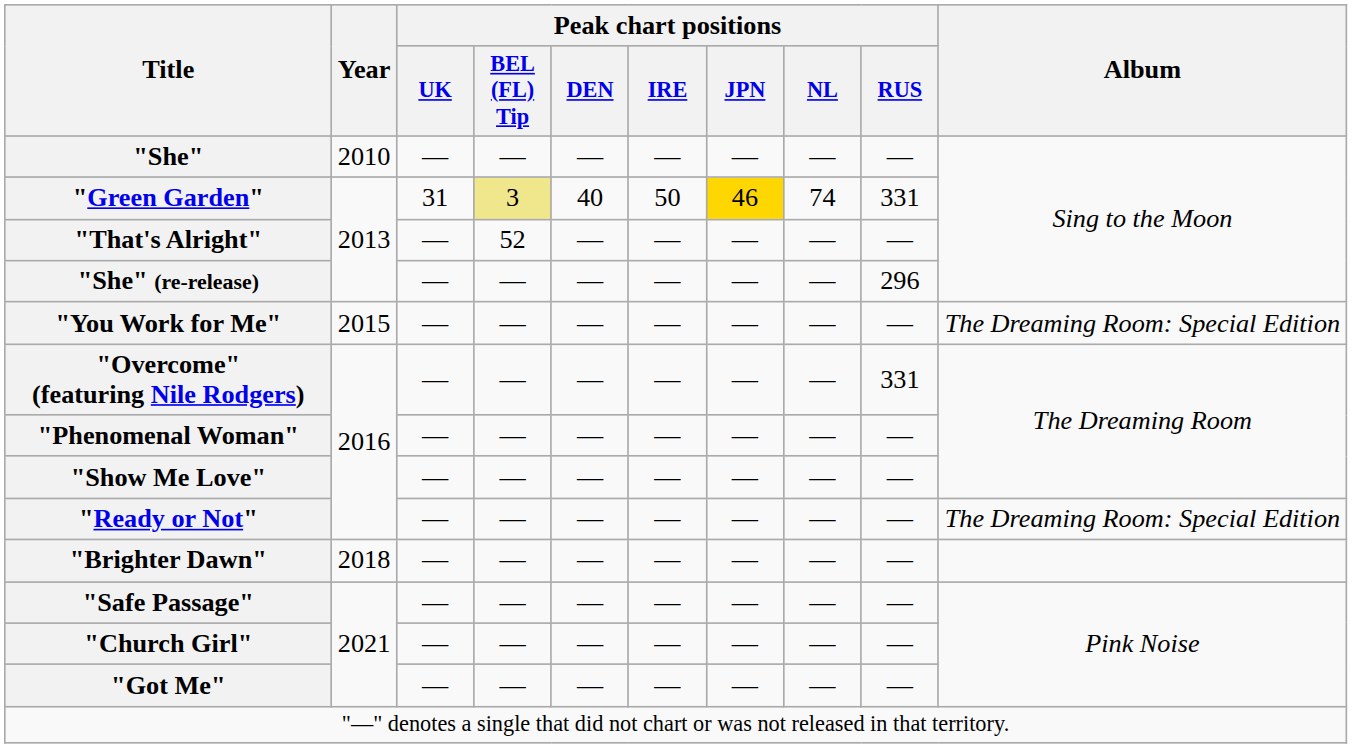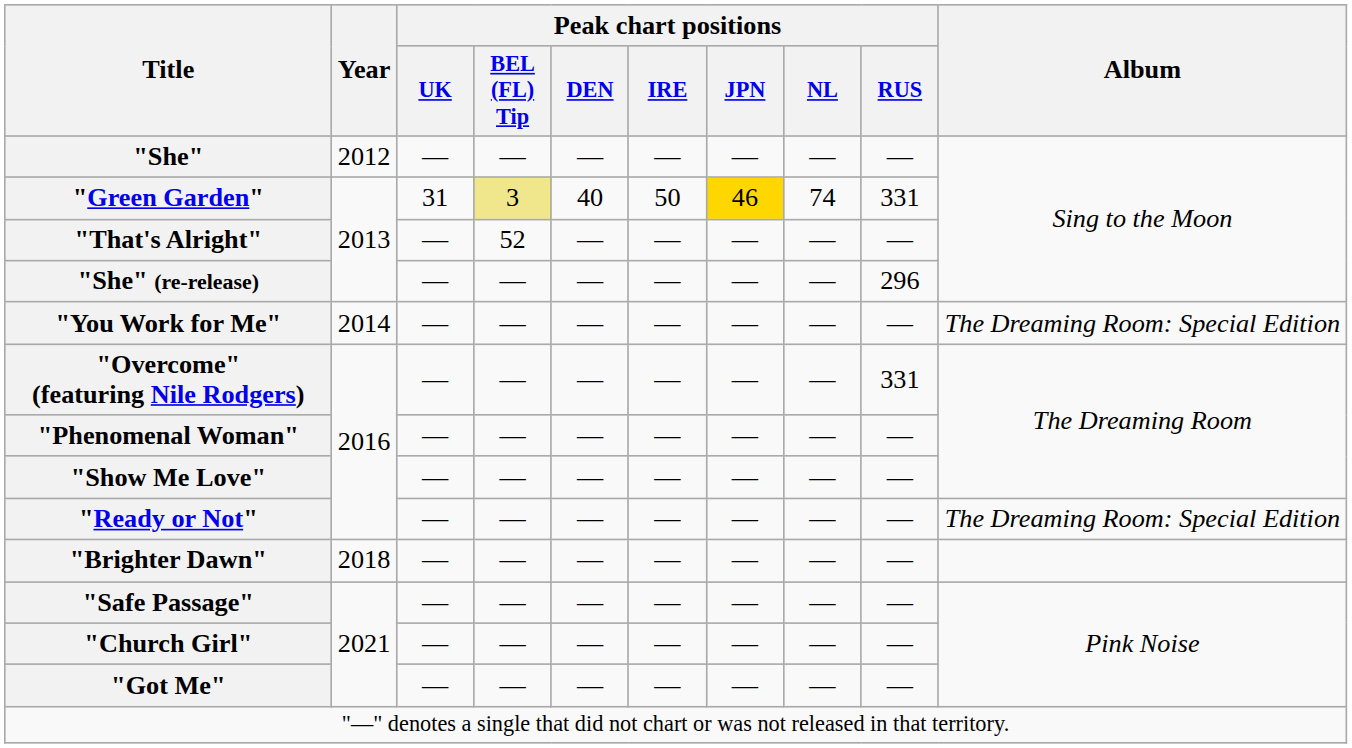(364, 156) 2010 -> (364, 156) 2012
(364, 322) 2015 -> (364, 322) 2014
